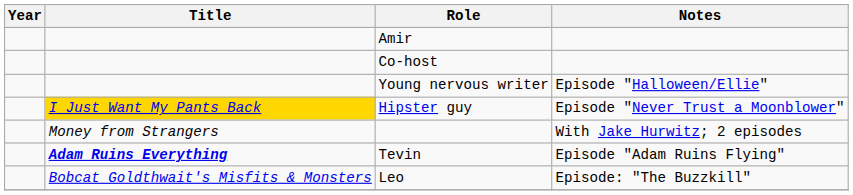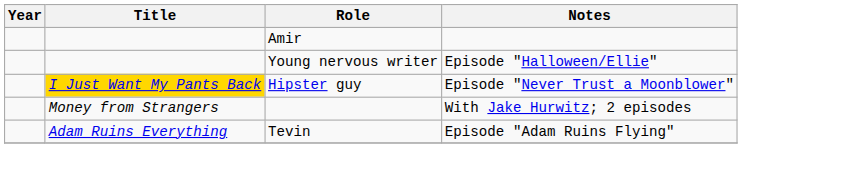- row: (408, 62)
(138, 155) bold -> (138, 132) normal
- row: (391, 178)
